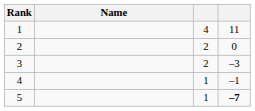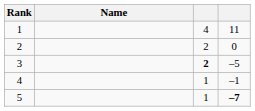(206, 64) normal -> (206, 64) bold
(234, 64) –3 -> (234, 64) –5
